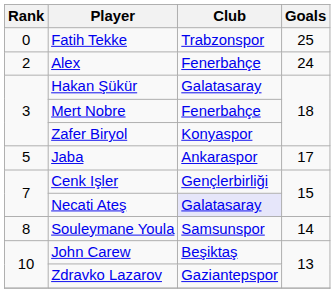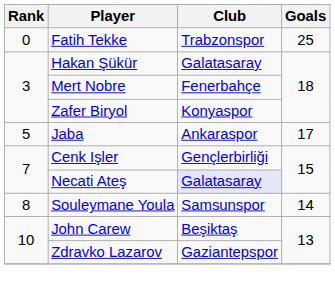- row: (66, 63)
